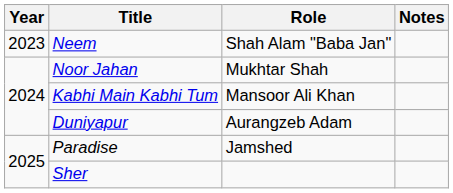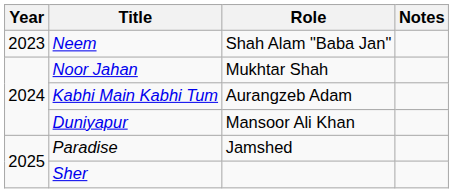(290, 95) Mansoor Ali Khan -> (289, 95) Aurangzeb Adam
(289, 122) Aurangzeb Adam -> (290, 122) Mansoor Ali Khan
